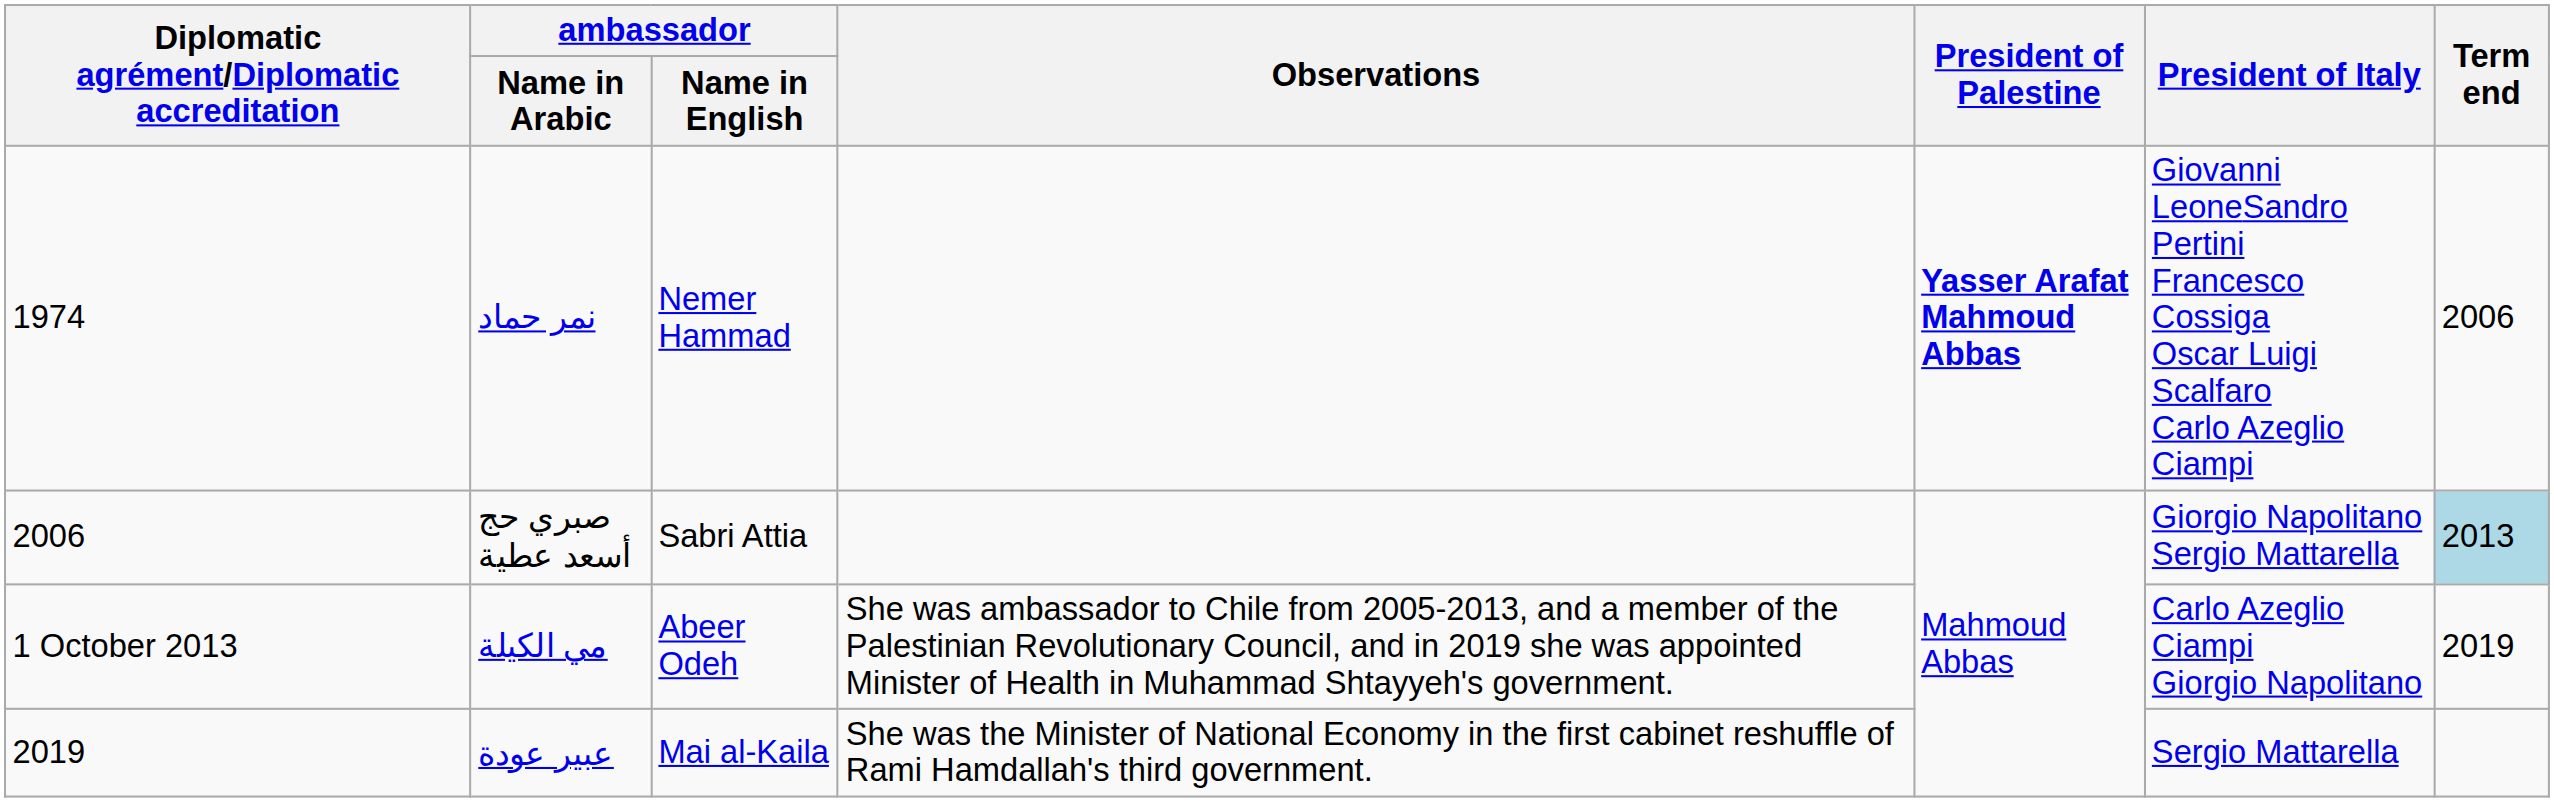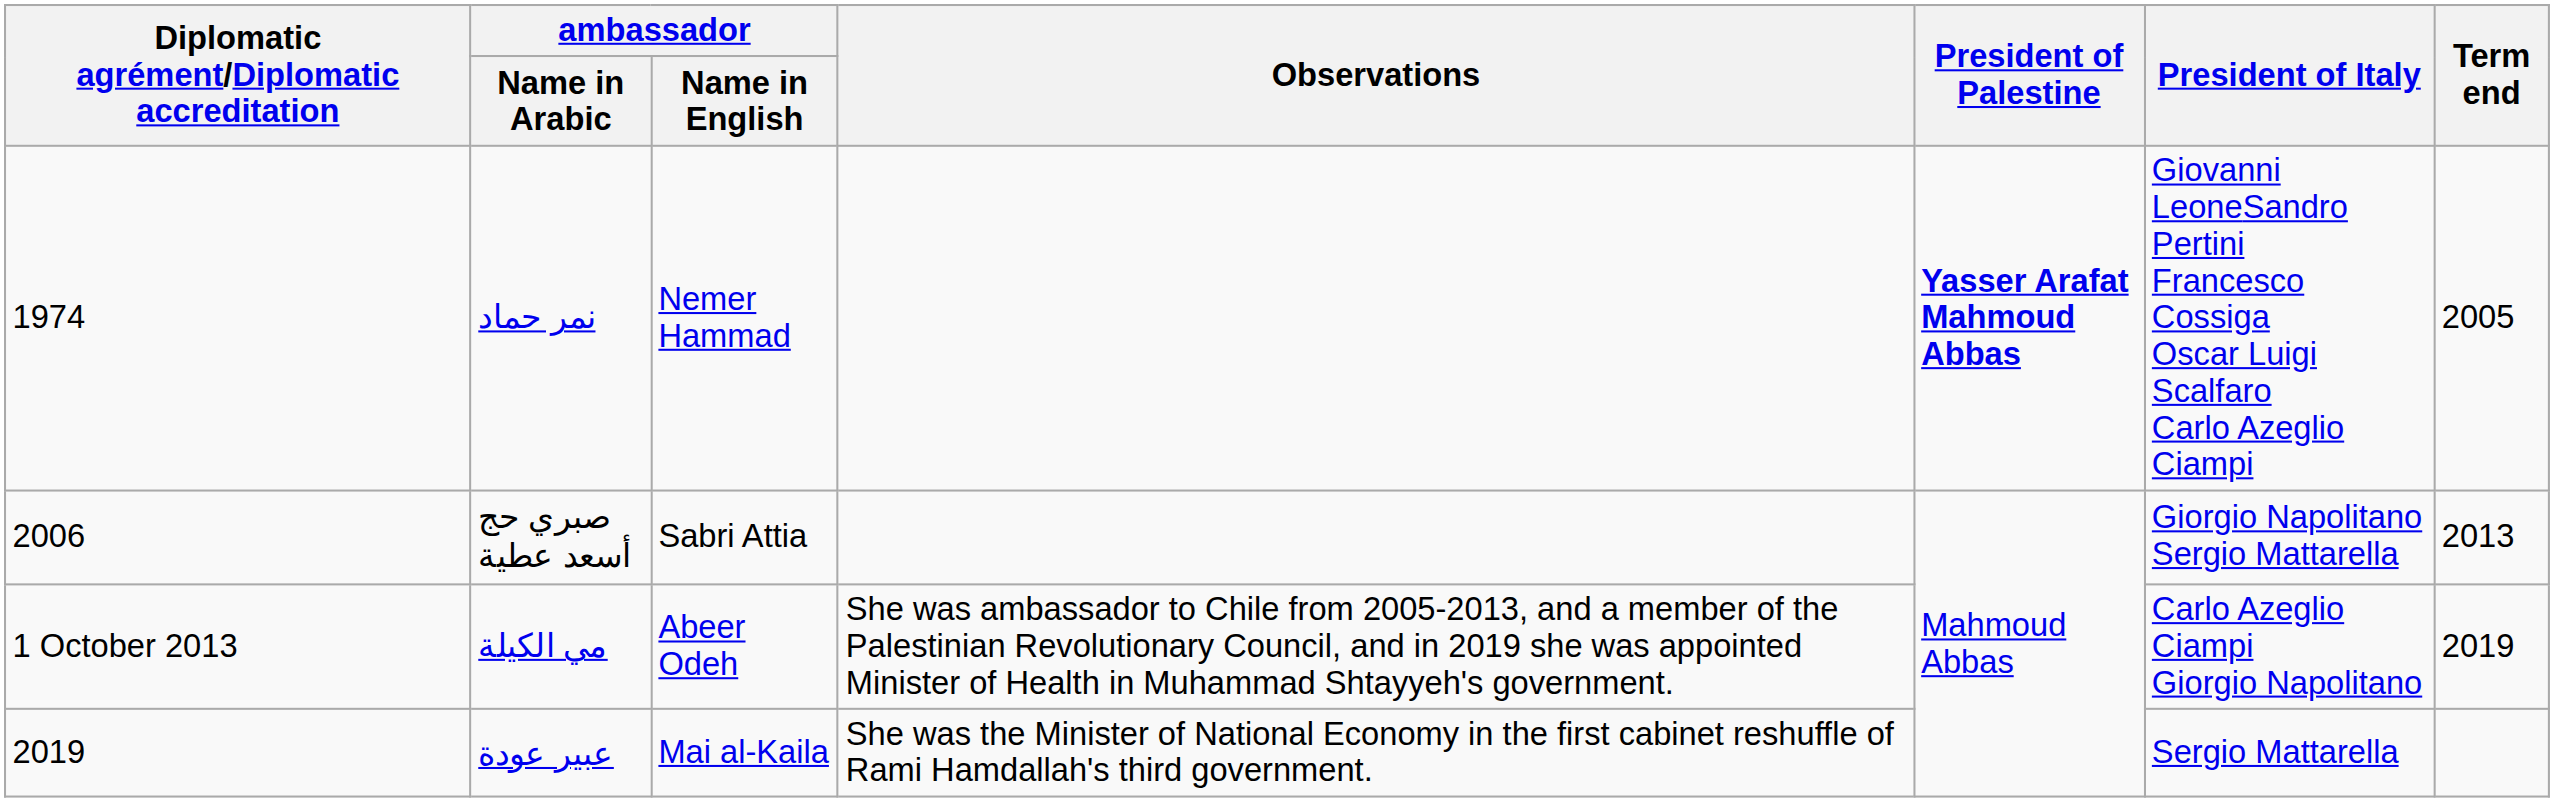(2478, 317) 2006 -> (2478, 317) 2005
(2478, 536) lightblue background -> (2478, 536) no background
